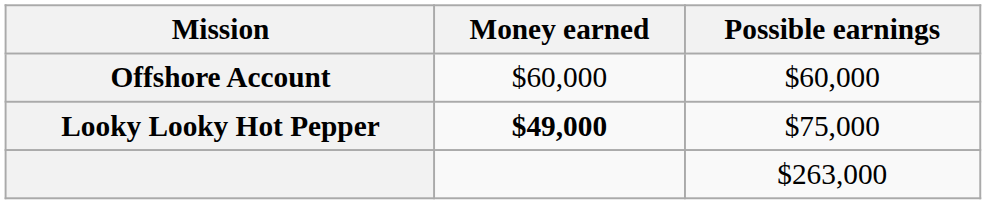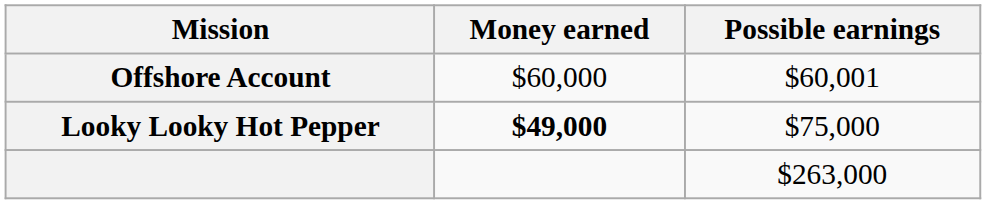(832, 77) $60,000 -> (832, 77) $60,001
